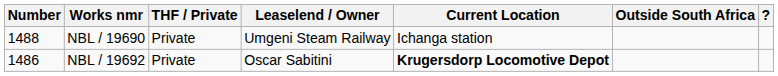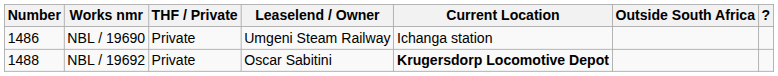(23, 37) 1488 -> (23, 37) 1486
(23, 60) 1486 -> (23, 60) 1488
